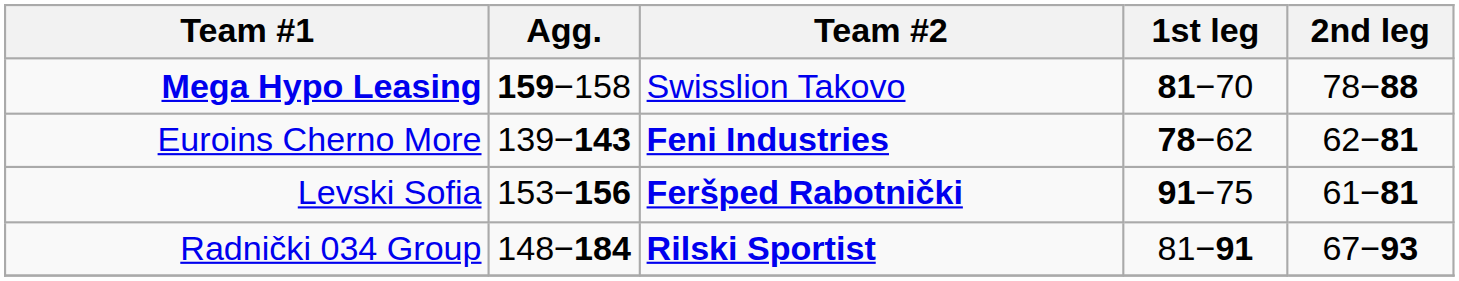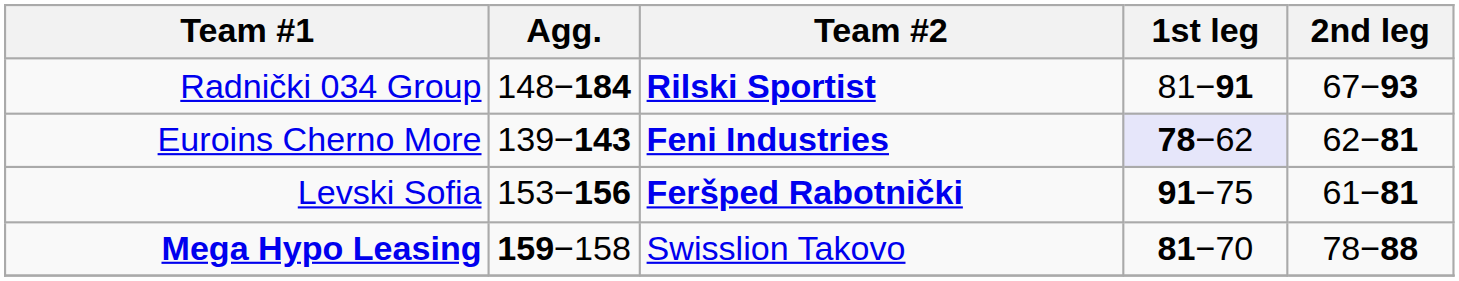rows swapped: (322, 85) <-> (331, 247)
(1205, 139) no background -> (1205, 139) lavender background
